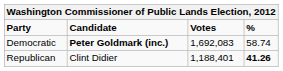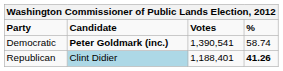(212, 43) 1,692,083 -> (212, 43) 1,390,541
(93, 58) no background -> (93, 58) lightblue background
